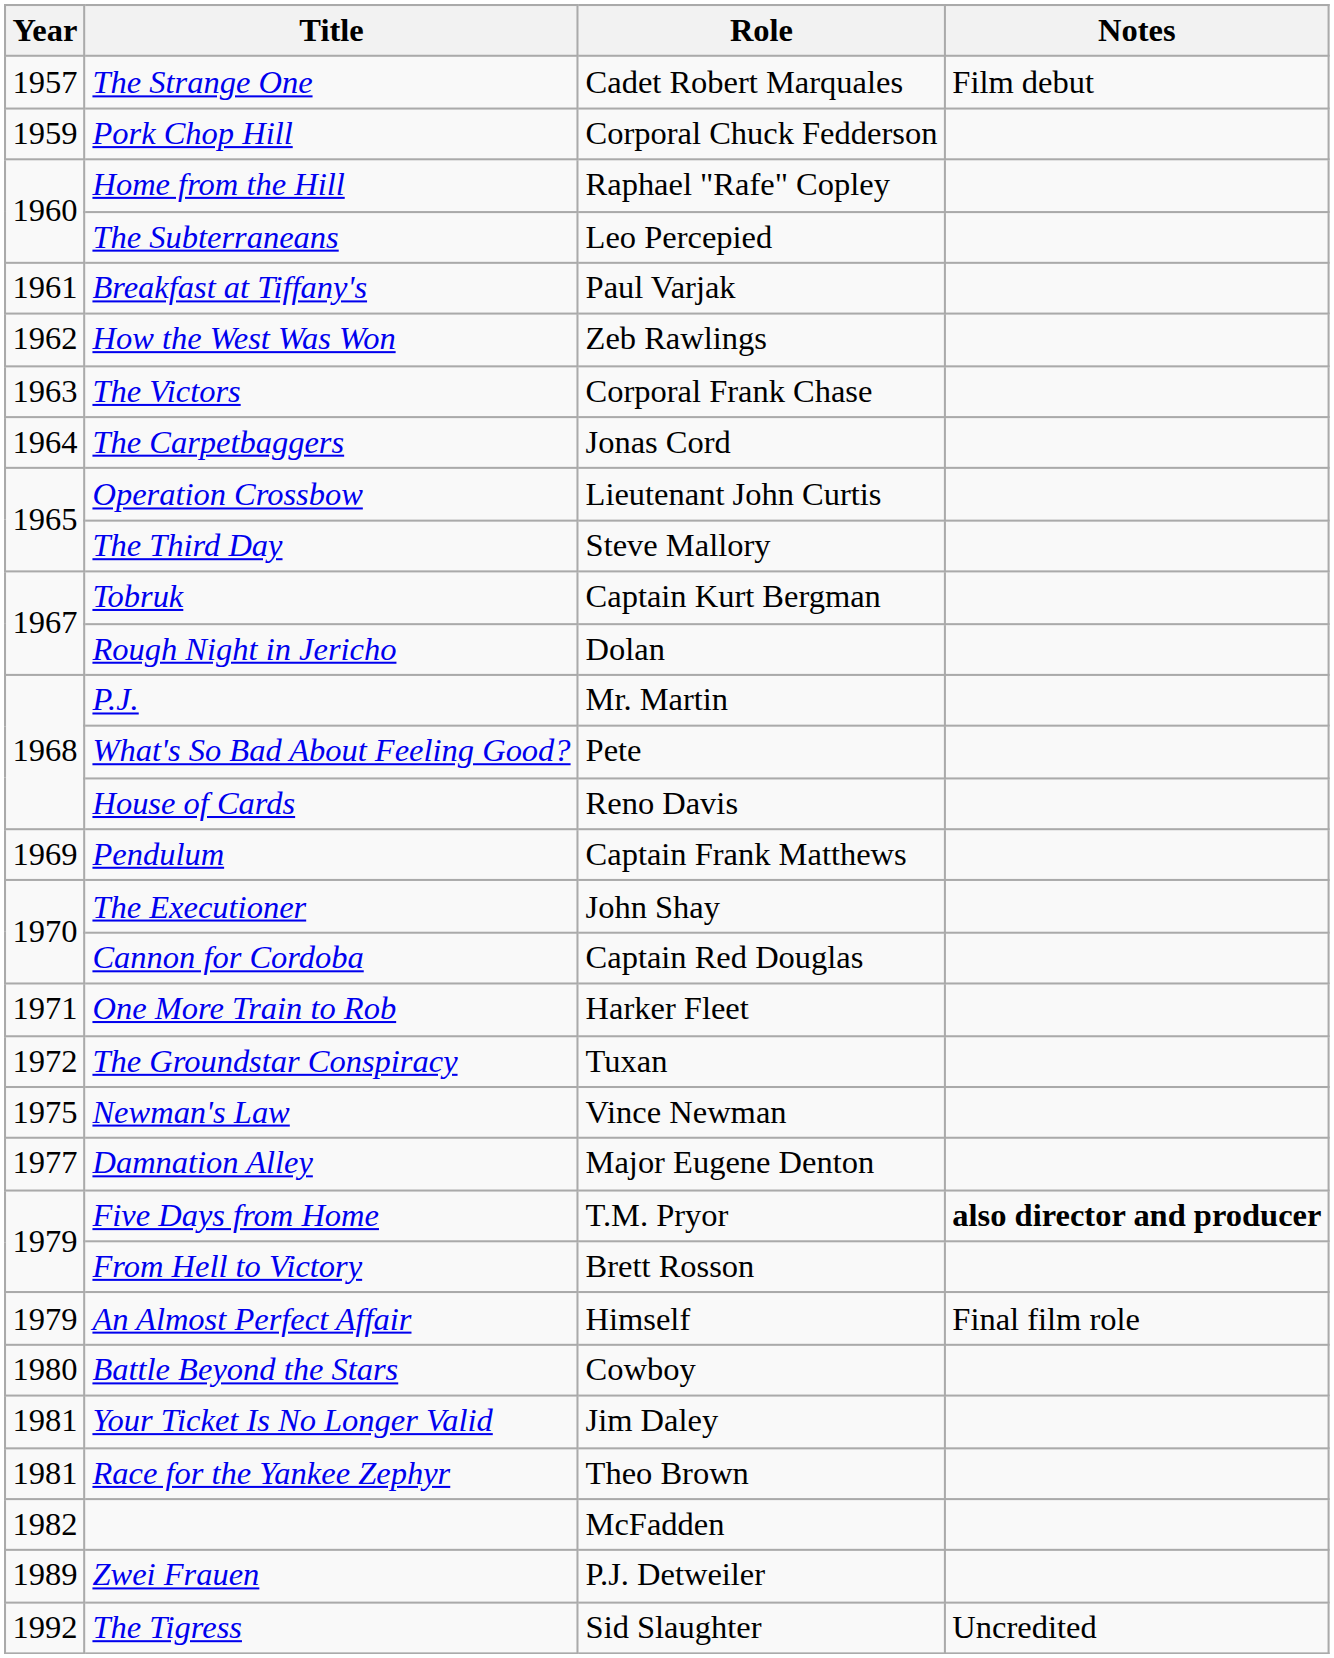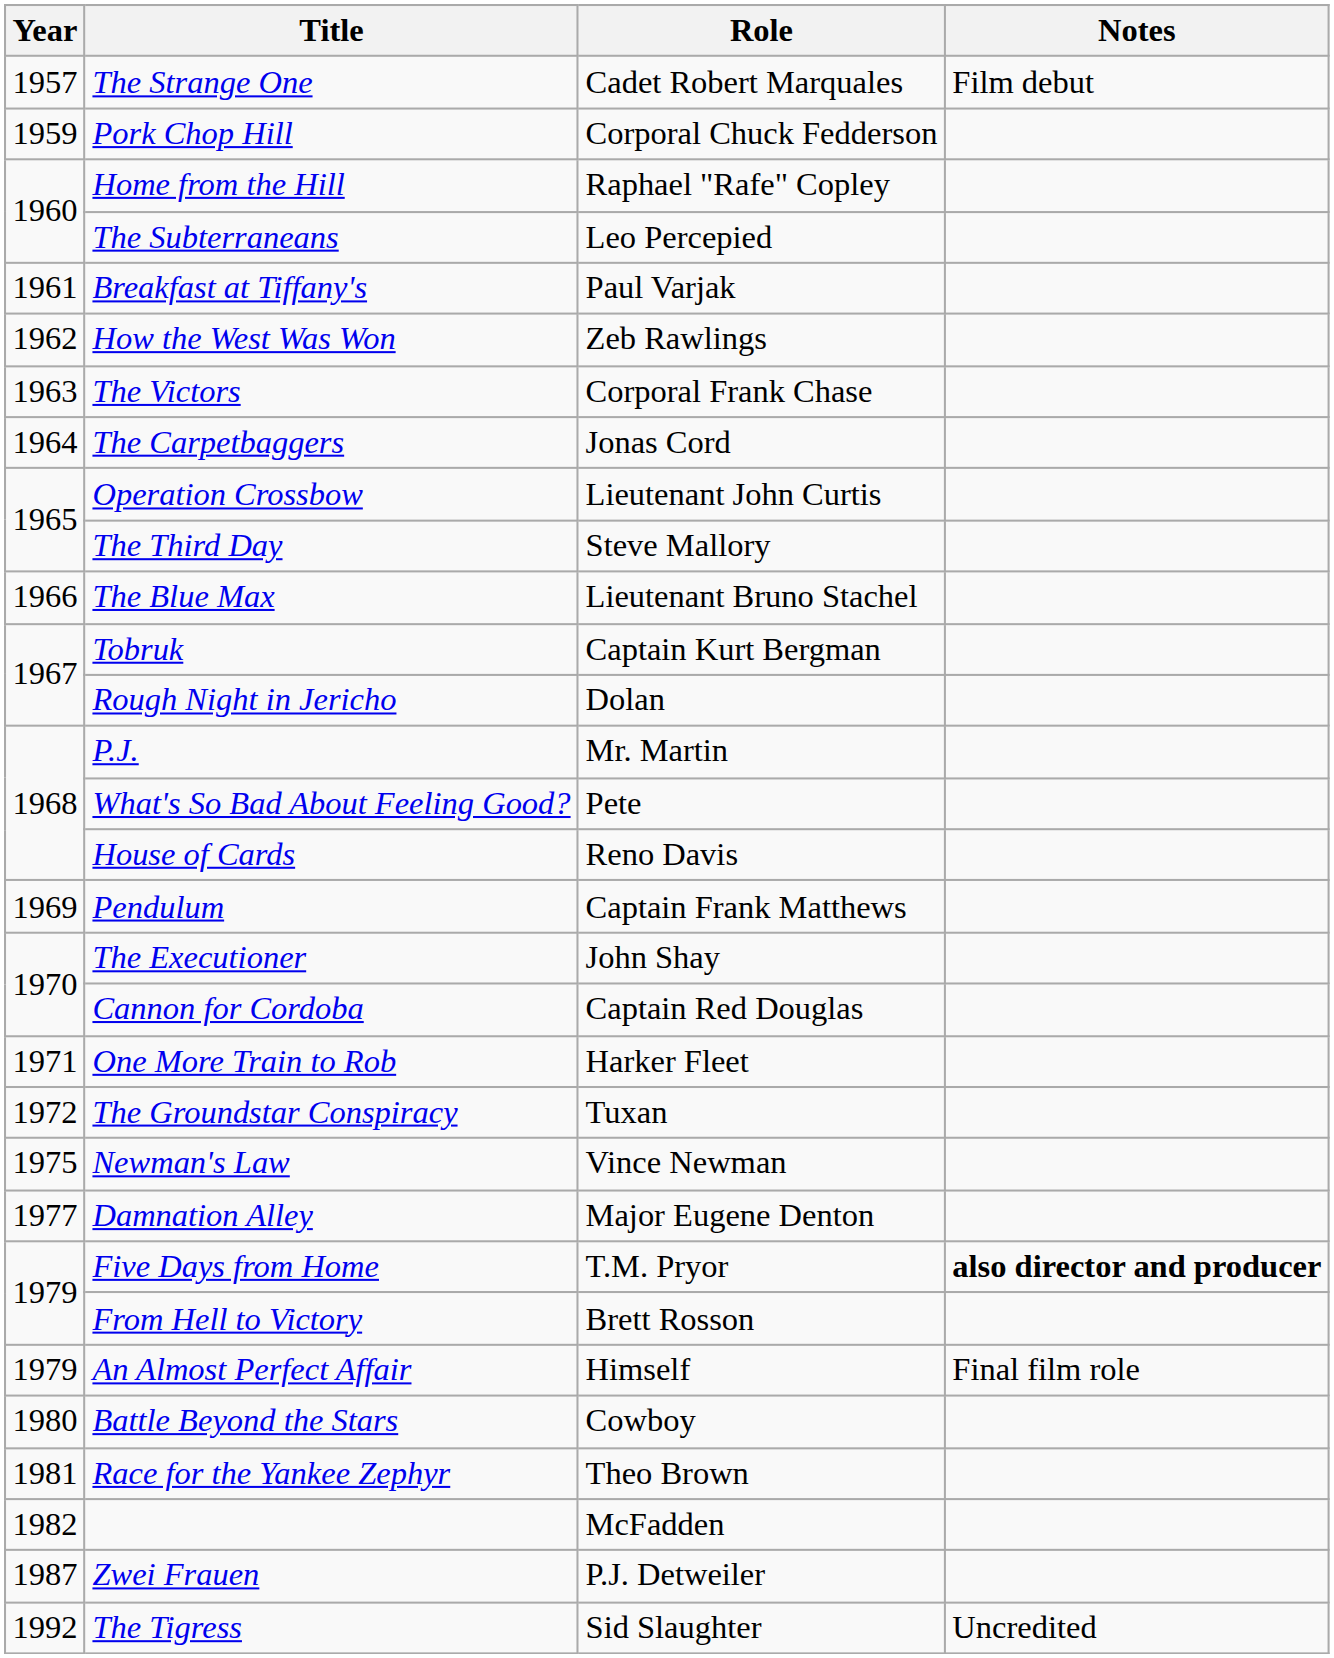+ row: (184, 596)
- row: (293, 1421)
(45, 1575) 1989 -> (45, 1575) 1987
